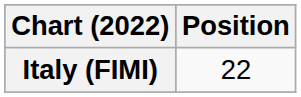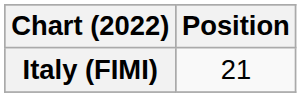(236, 69) 22 -> (236, 69) 21
